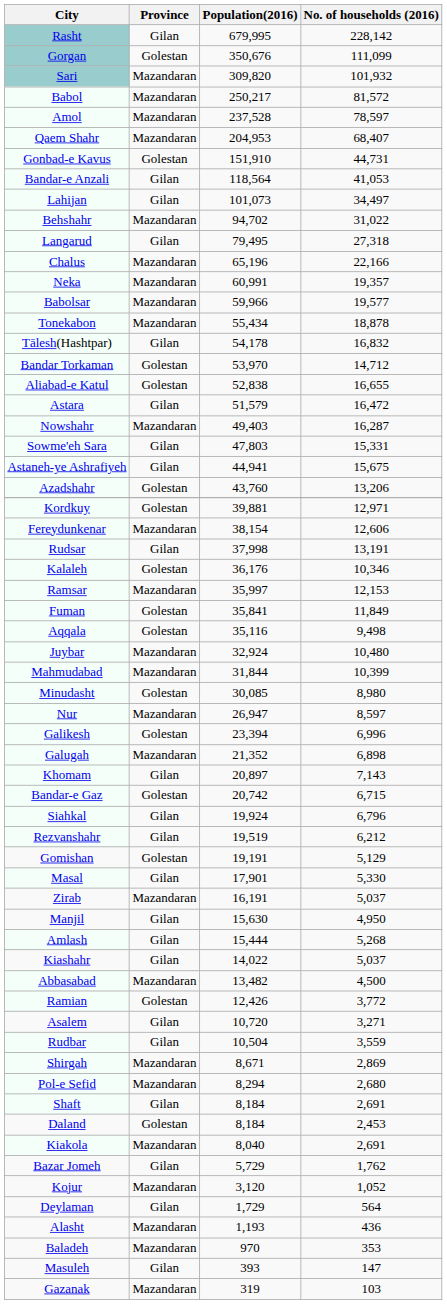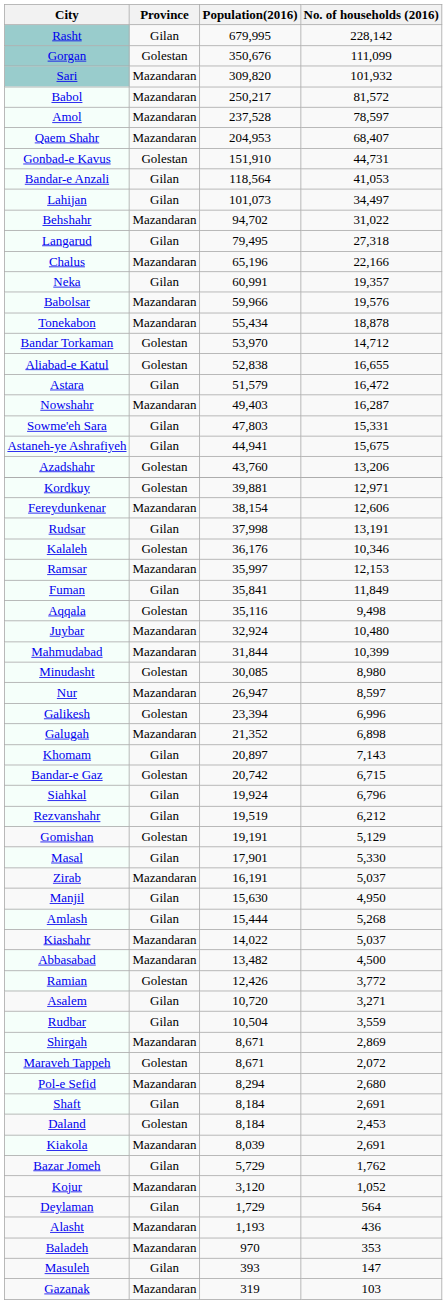(165, 281) Mazandaran -> (165, 281) Gilan
(371, 302) 19,577 -> (371, 302) 19,576
- row: (67, 343)
(165, 610) Golestan -> (165, 590) Gilan
(165, 960) Gilan -> (165, 939) Mazandaran
+ row: (67, 1063)
(250, 1145) 8,040 -> (250, 1145) 8,039
